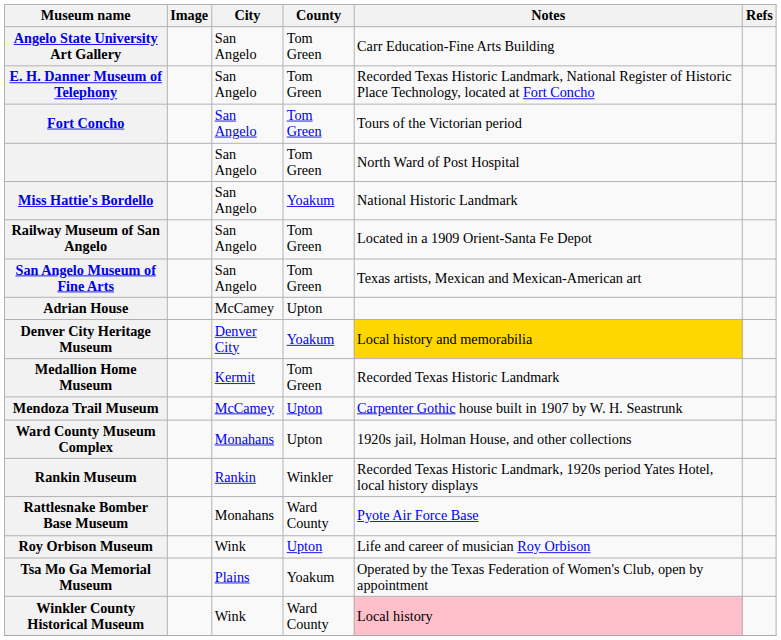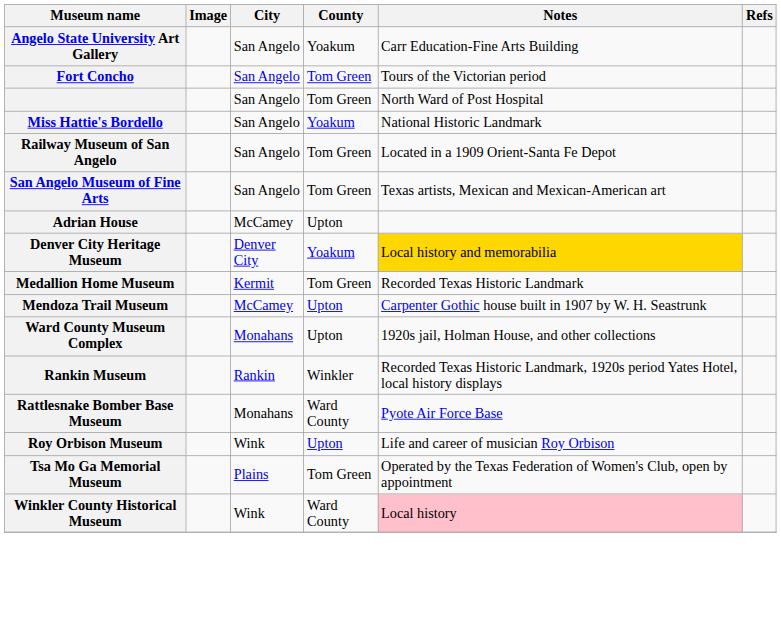(304, 46) Tom Green -> (331, 46) Yoakum
- row: (86, 84)
(311, 577) Yoakum -> (339, 474) Tom Green
